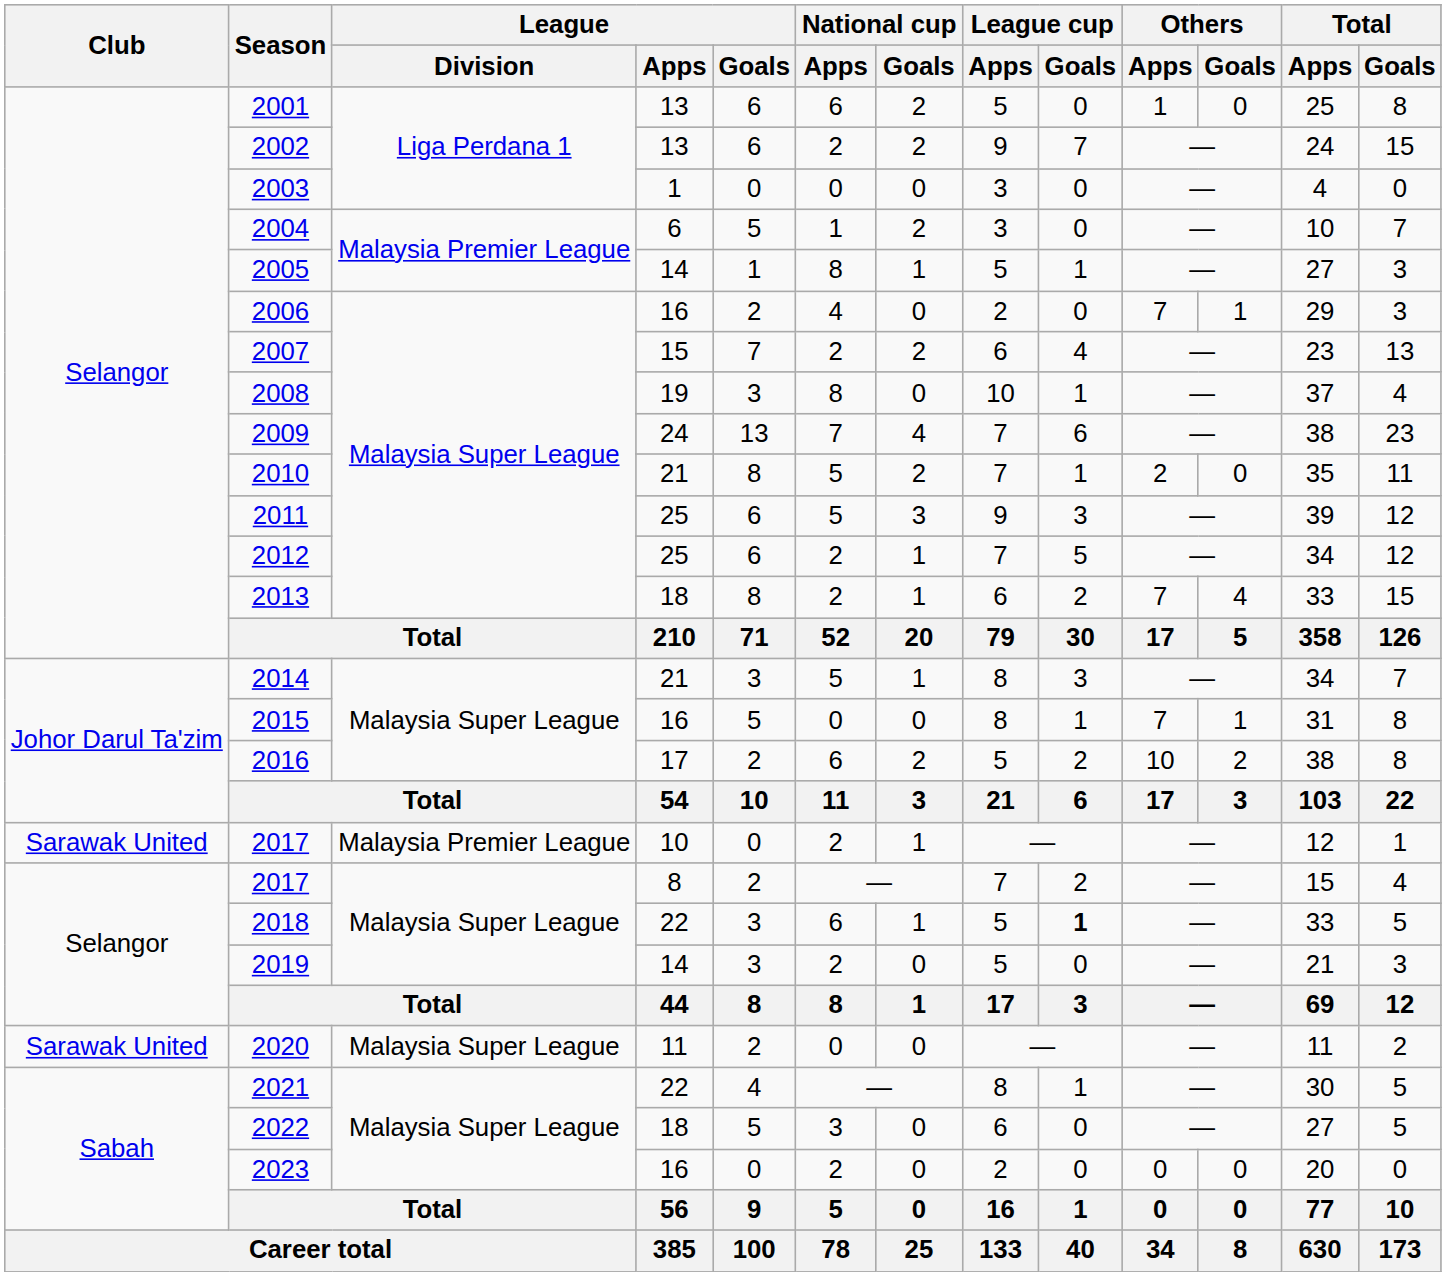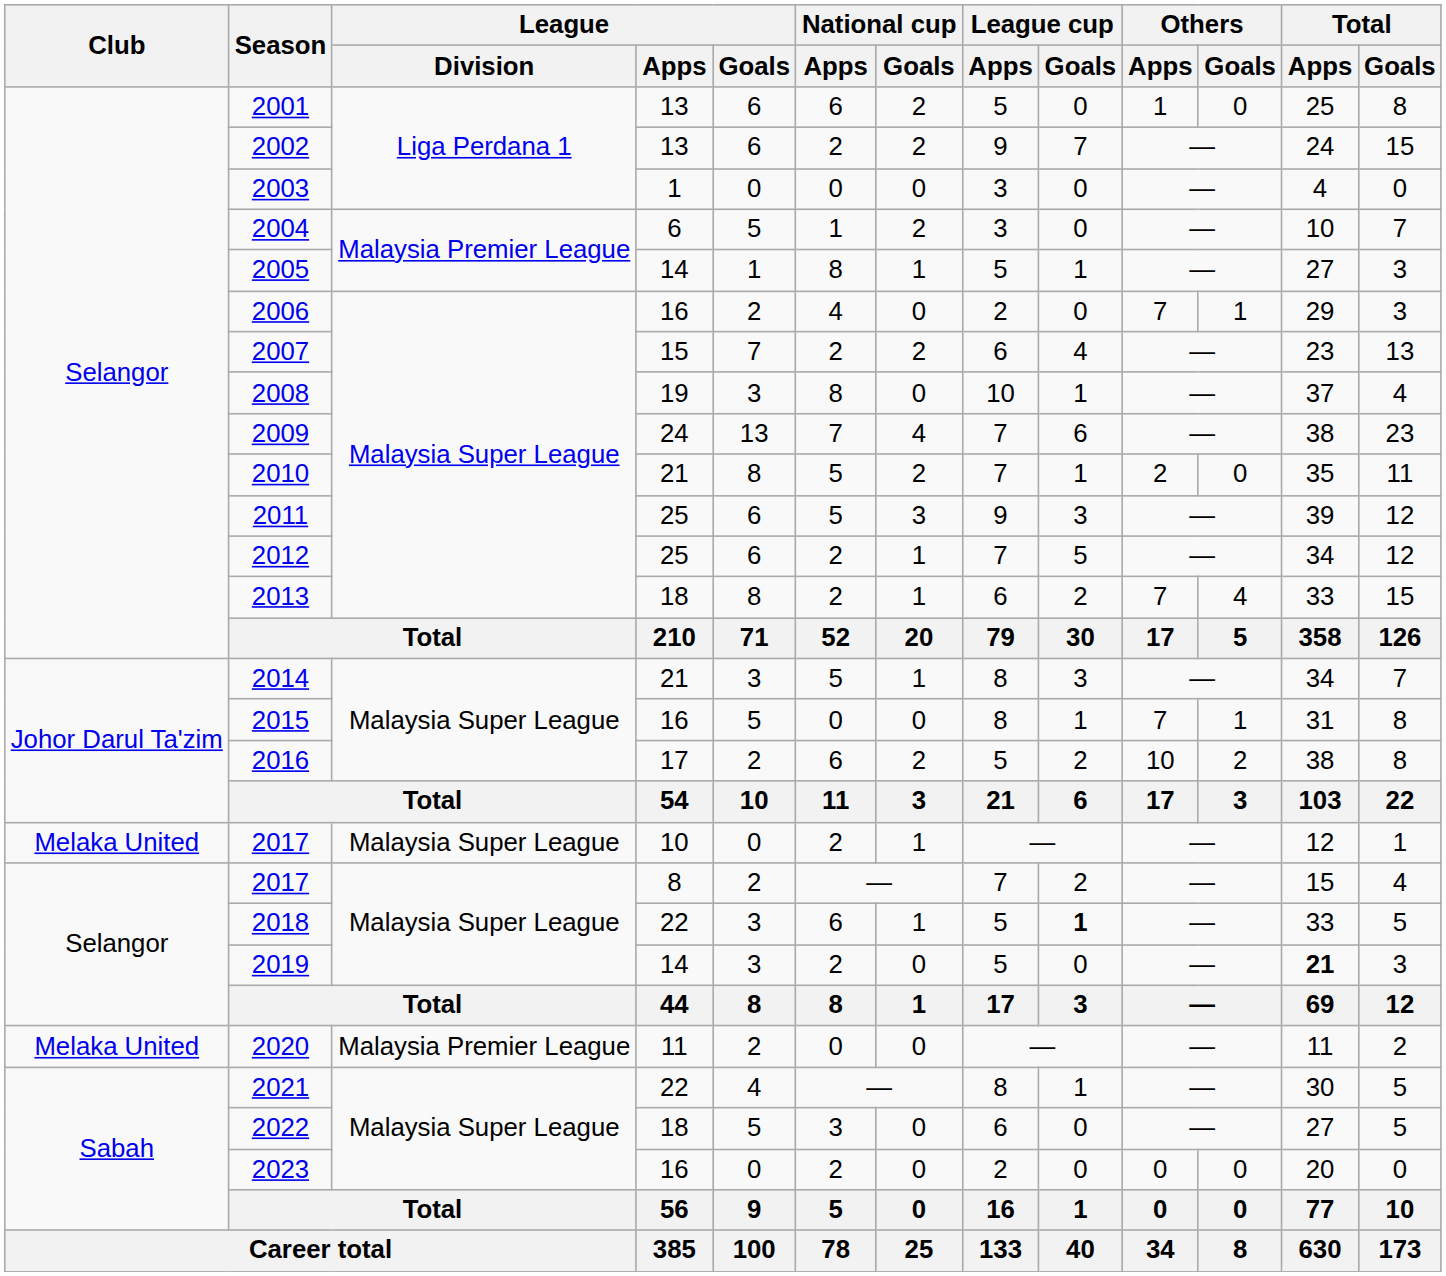(117, 842) Sarawak United -> (117, 842) Melaka United
(484, 842) Malaysia Premier League -> (484, 842) Malaysia Super League
(1320, 964) normal -> (1320, 964) bold
(117, 1046) Sarawak United -> (117, 1046) Melaka United
(484, 1046) Malaysia Super League -> (484, 1046) Malaysia Premier League
